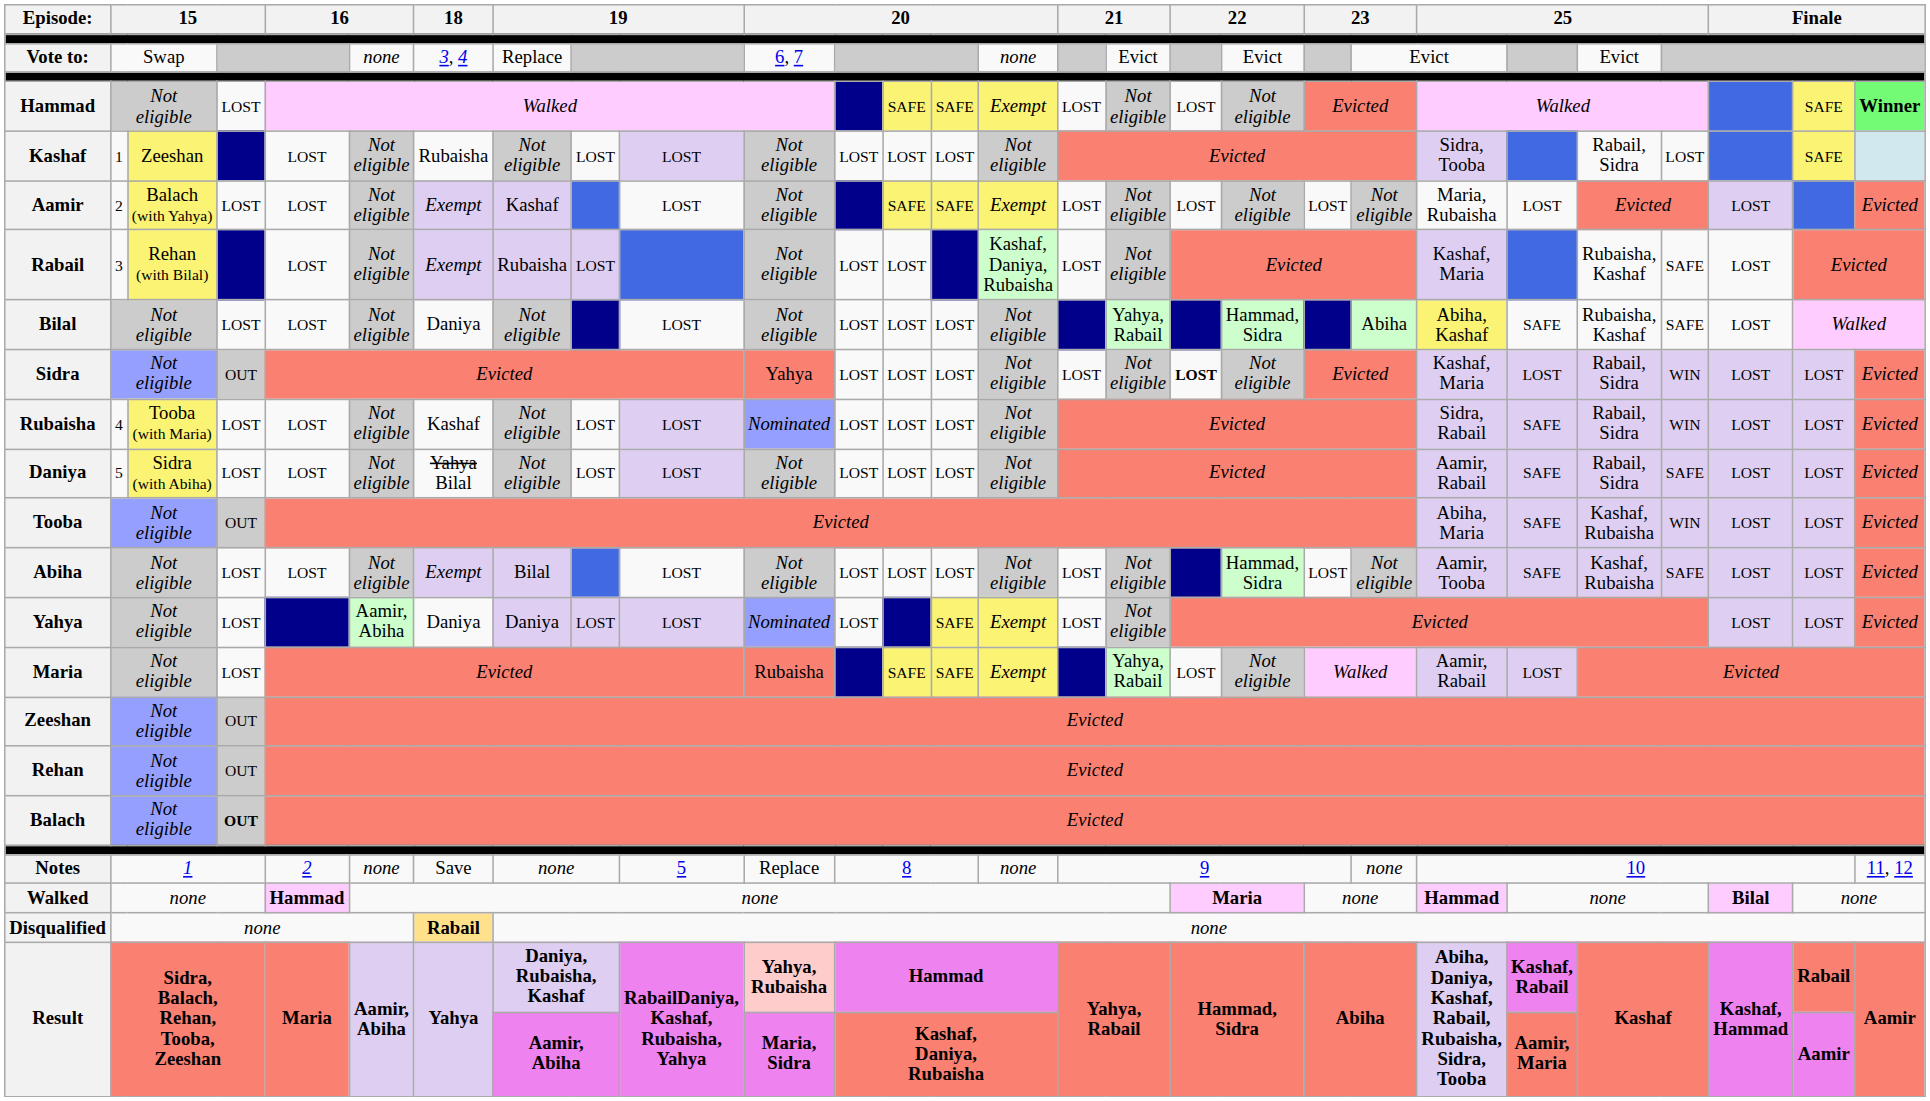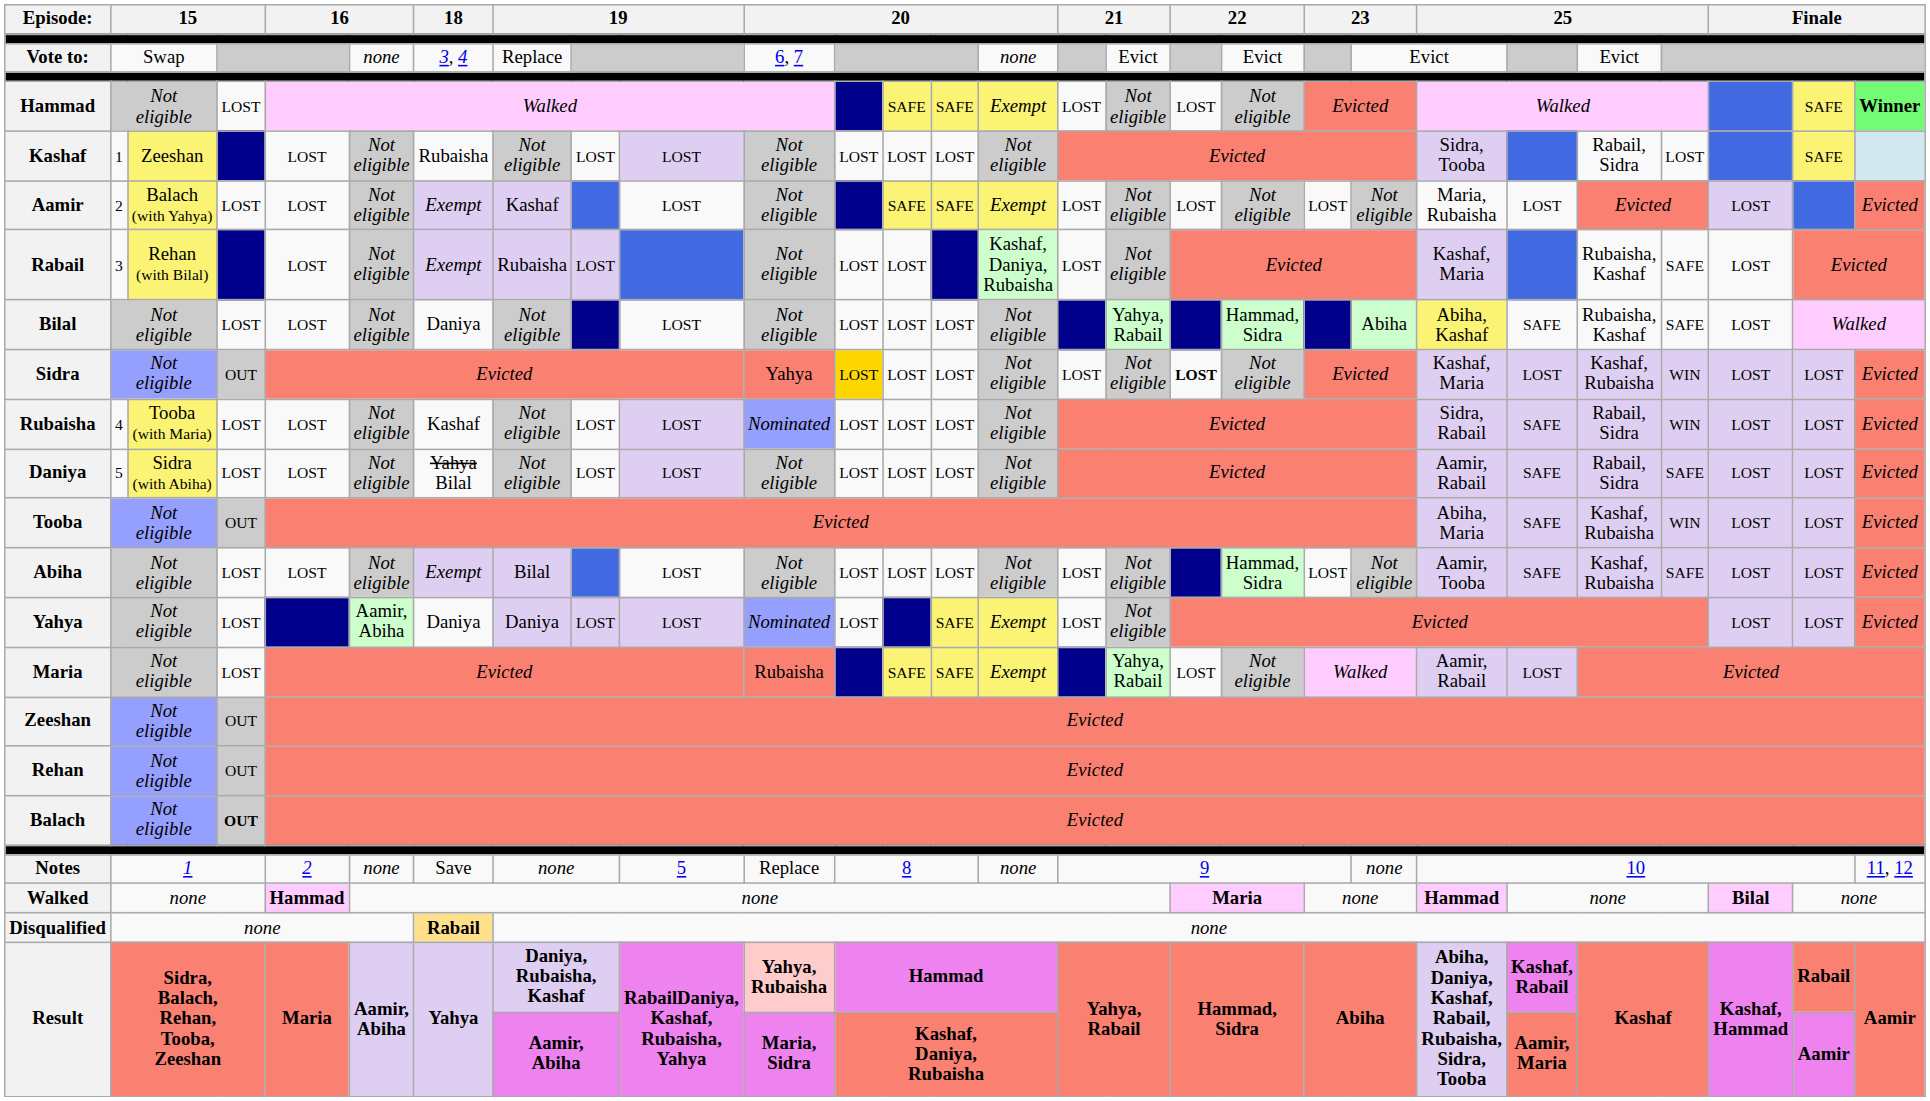(859, 374) no background -> (859, 374) gold background
(1619, 374) Rabail, Sidra -> (1619, 374) Kashaf, Rubaisha
